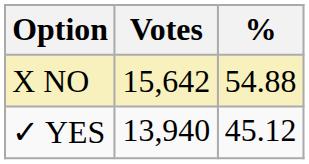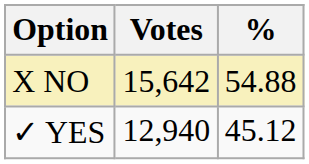(166, 131) 13,940 -> (166, 131) 12,940
